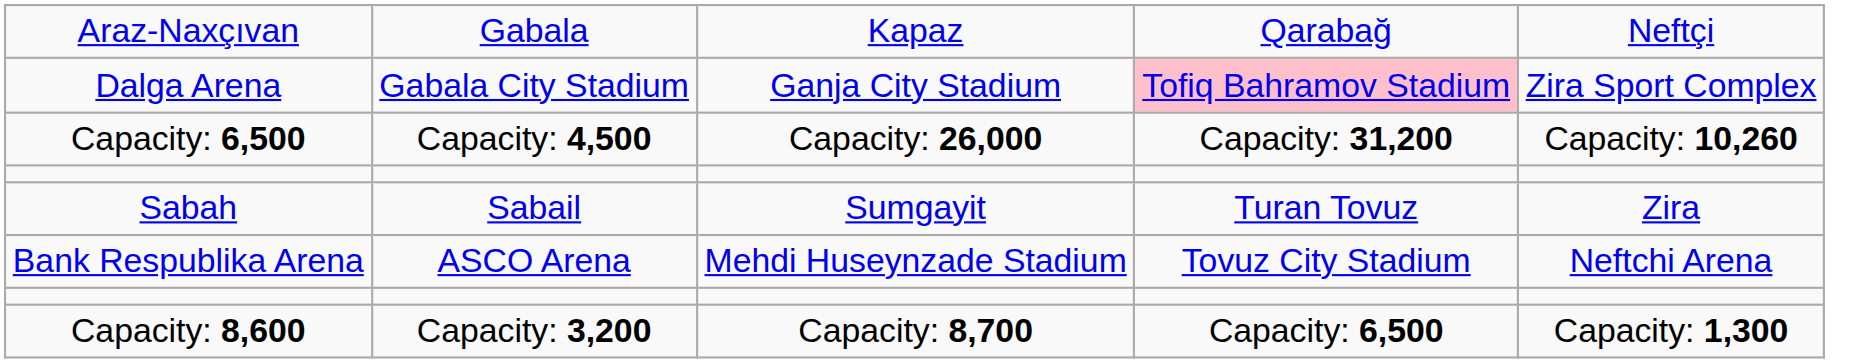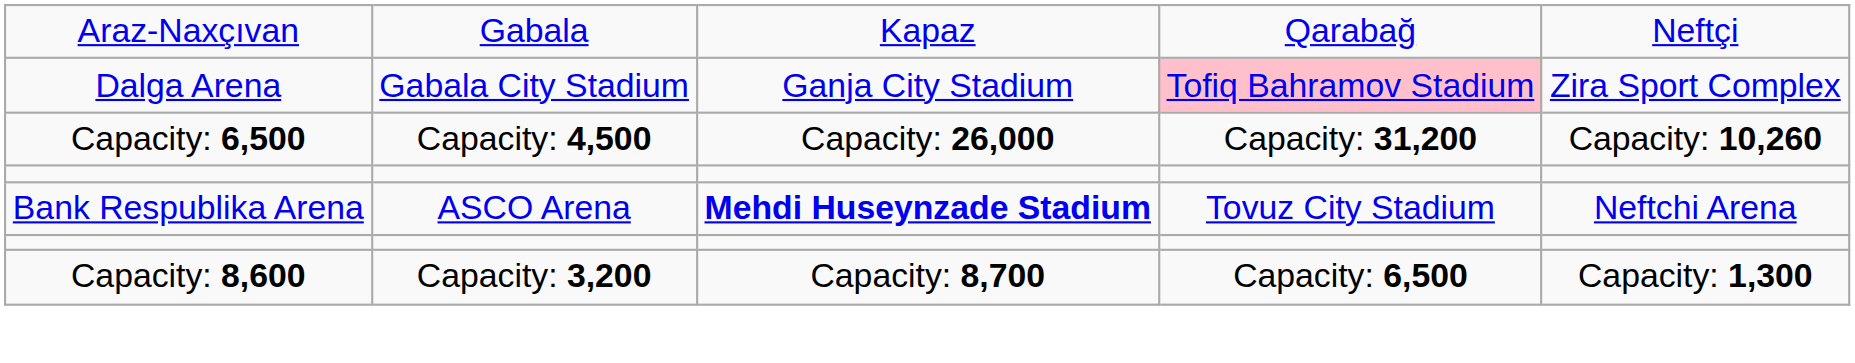- row: (188, 207)
(916, 260) normal -> (928, 207) bold
